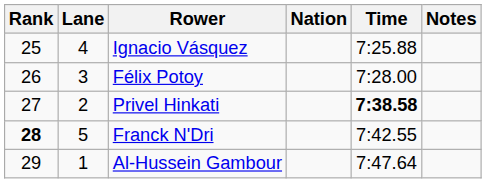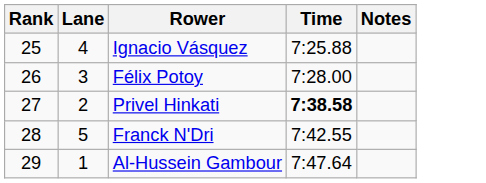- column: (319, 18)
(31, 134) bold -> (31, 134) normal
